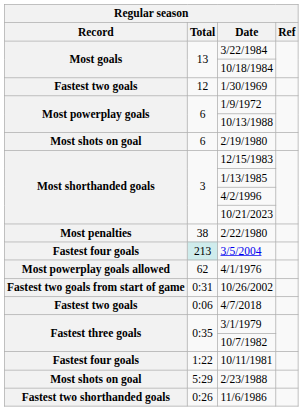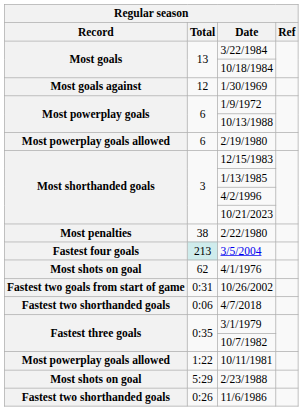(96, 86) Fastest two goals -> (96, 86) Most goals against
(96, 141) Most shots on goal -> (96, 141) Most powerplay goals allowed
(96, 269) Most powerplay goals allowed -> (96, 269) Most shots on goal
(96, 305) Fastest two goals -> (96, 305) Fastest two shorthanded goals
(96, 360) Fastest four goals -> (96, 360) Most powerplay goals allowed
